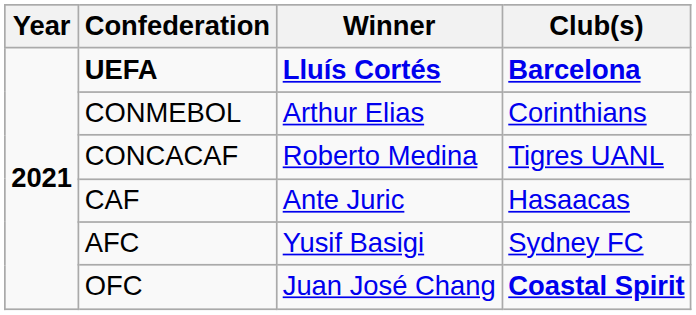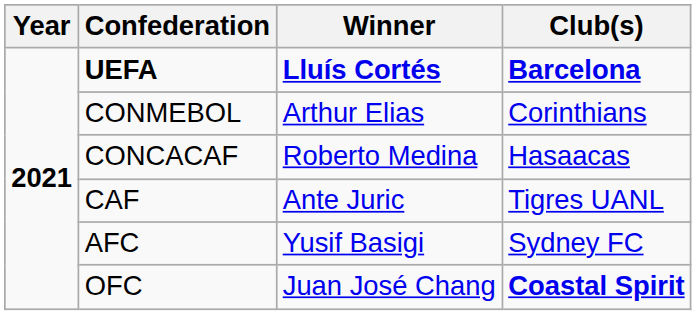(586, 156) Tigres UANL -> (569, 156) Hasaacas
(569, 199) Hasaacas -> (586, 199) Tigres UANL
